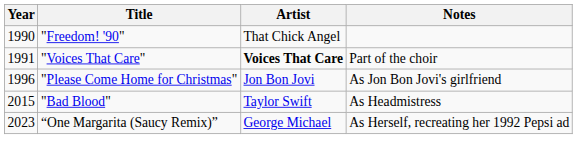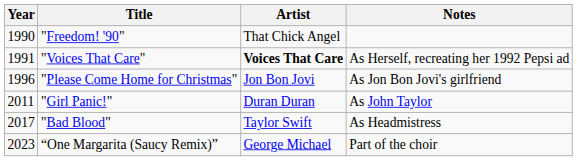(393, 58) Part of the choir -> (459, 58) As Herself, recreating her 1992 Pepsi ad
+ row: (77, 101)
(21, 101) 2015 -> (21, 123) 2017
(459, 123) As Herself, recreating her 1992 Pepsi ad -> (393, 144) Part of the choir
